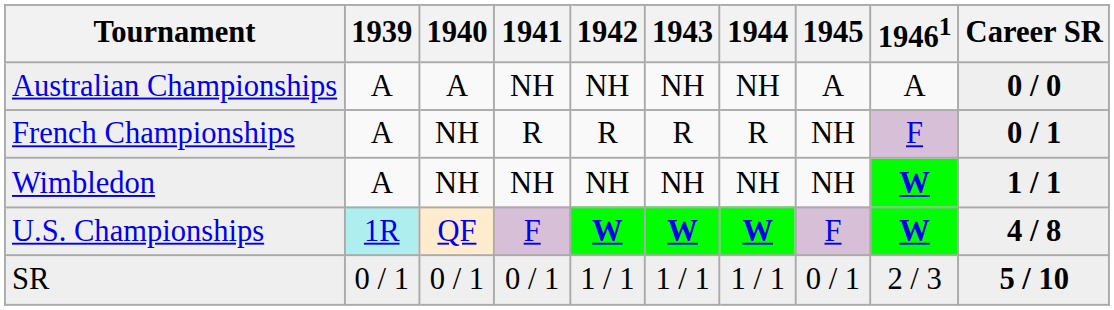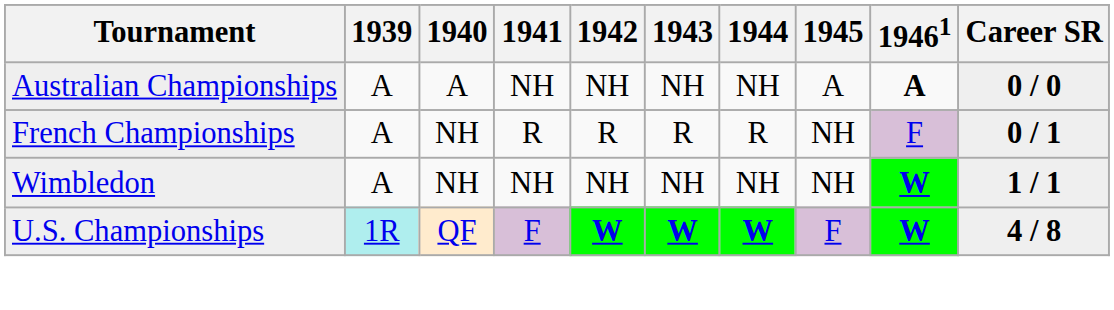(915, 85) normal -> (915, 85) bold
- row: (31, 279)
